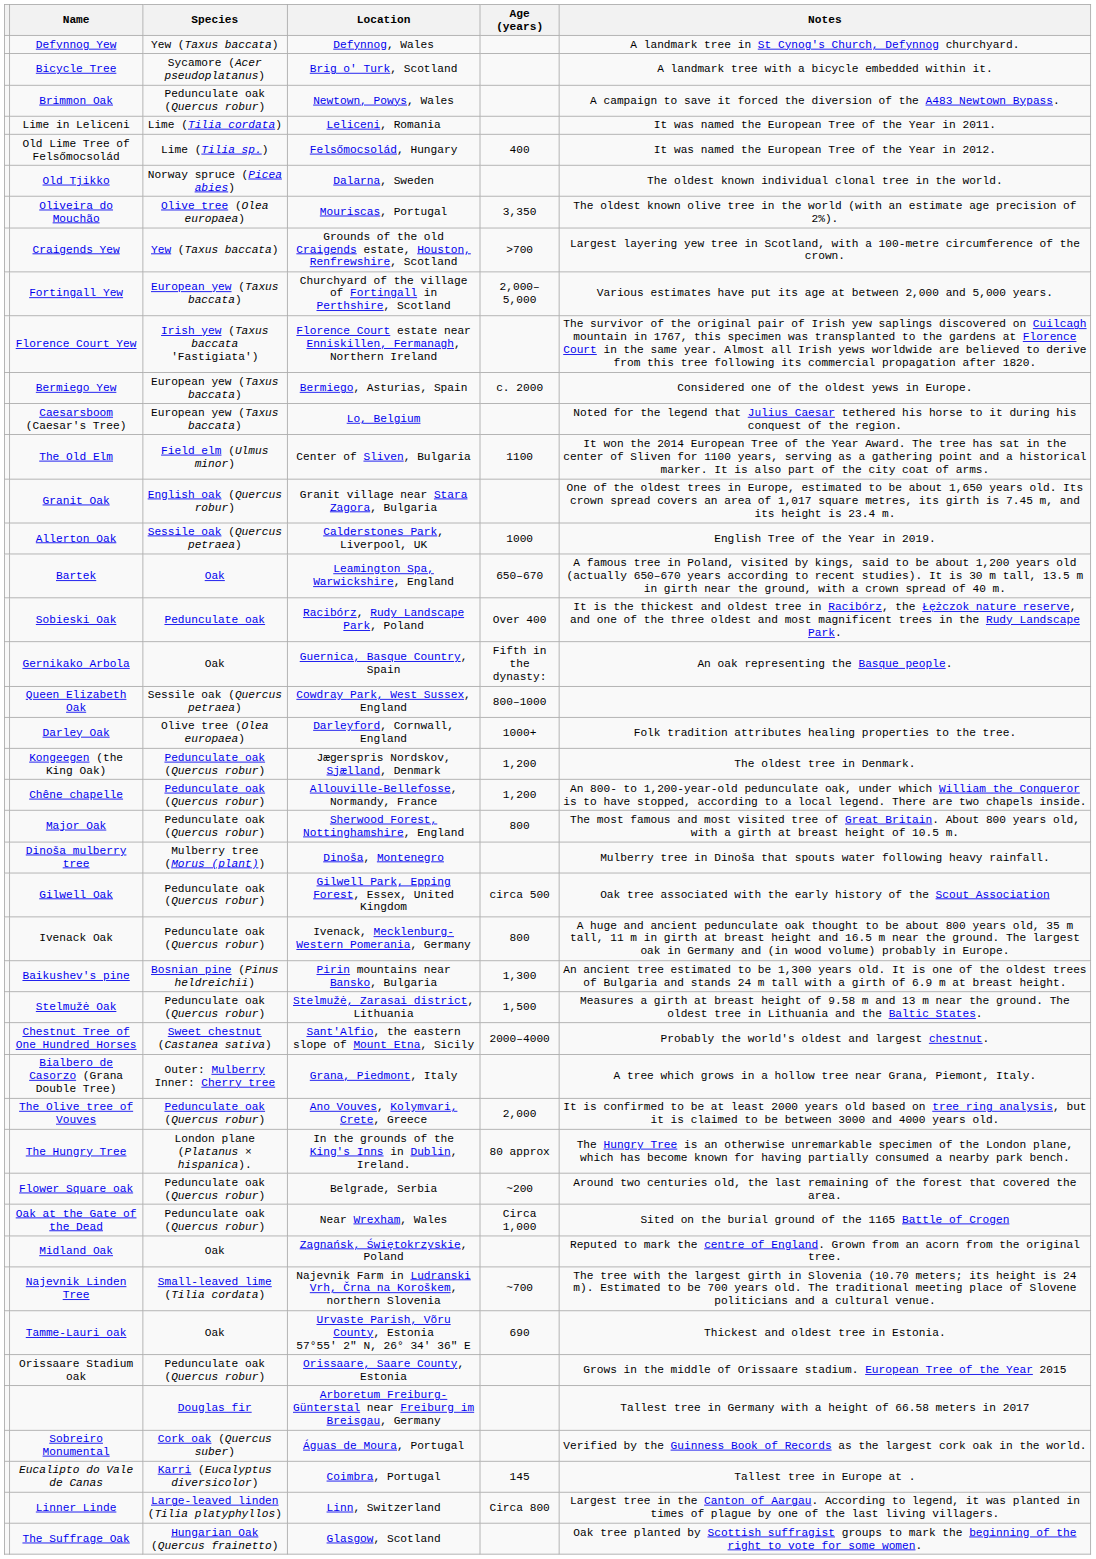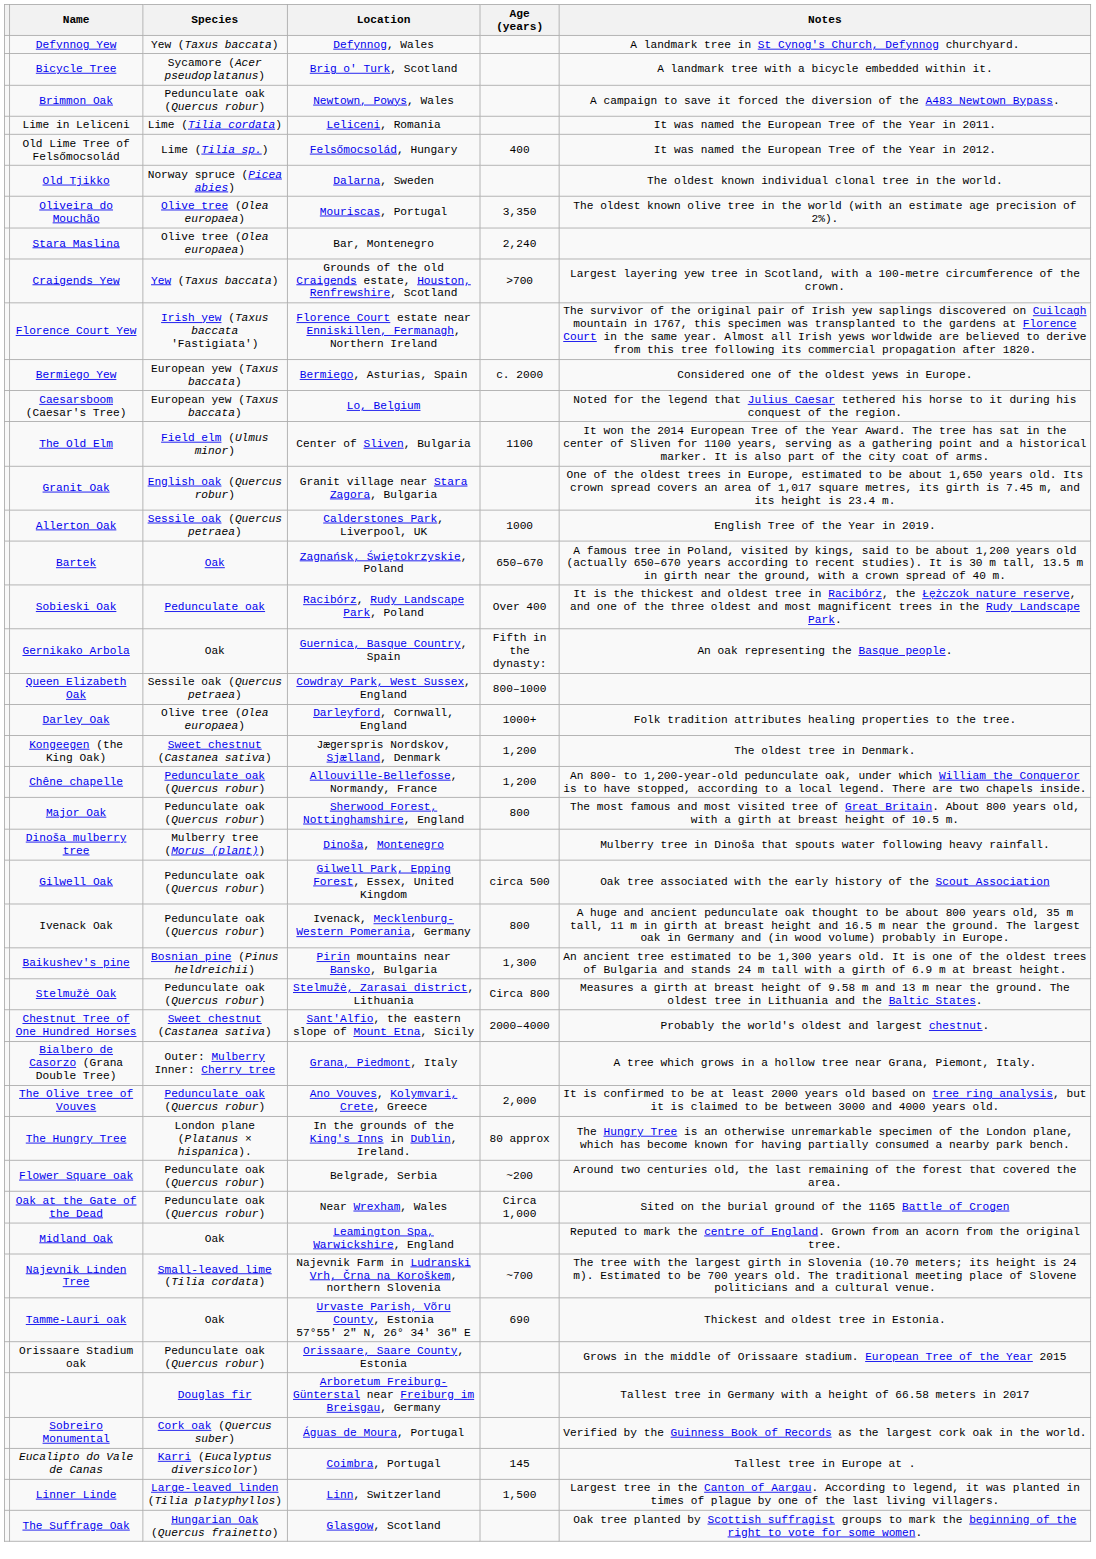+ row: (76, 243)
- row: (76, 294)
(384, 576) Leamington Spa, Warwickshire, England -> (384, 563) Zagnańsk, Świętokrzyskie, Poland
(215, 764) Pedunculate oak (Quercus robur) -> (215, 751) Sweet chestnut (Castanea sativa)
(520, 1007) 1,500 -> (520, 995) Circa 800
(384, 1251) Zagnańsk, Świętokrzyskie, Poland -> (384, 1238) Leamington Spa, Warwickshire, England
(520, 1508) Circa 800 -> (520, 1495) 1,500
